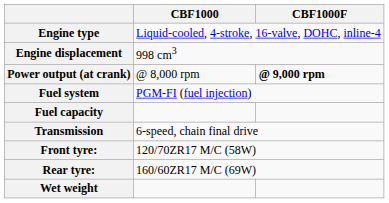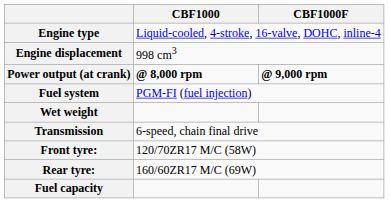(168, 74) normal -> (169, 74) bold
rows swapped: (69, 112) <-> (69, 188)
